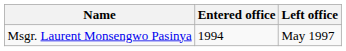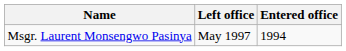columns swapped: (237, 14) <-> (310, 14)
